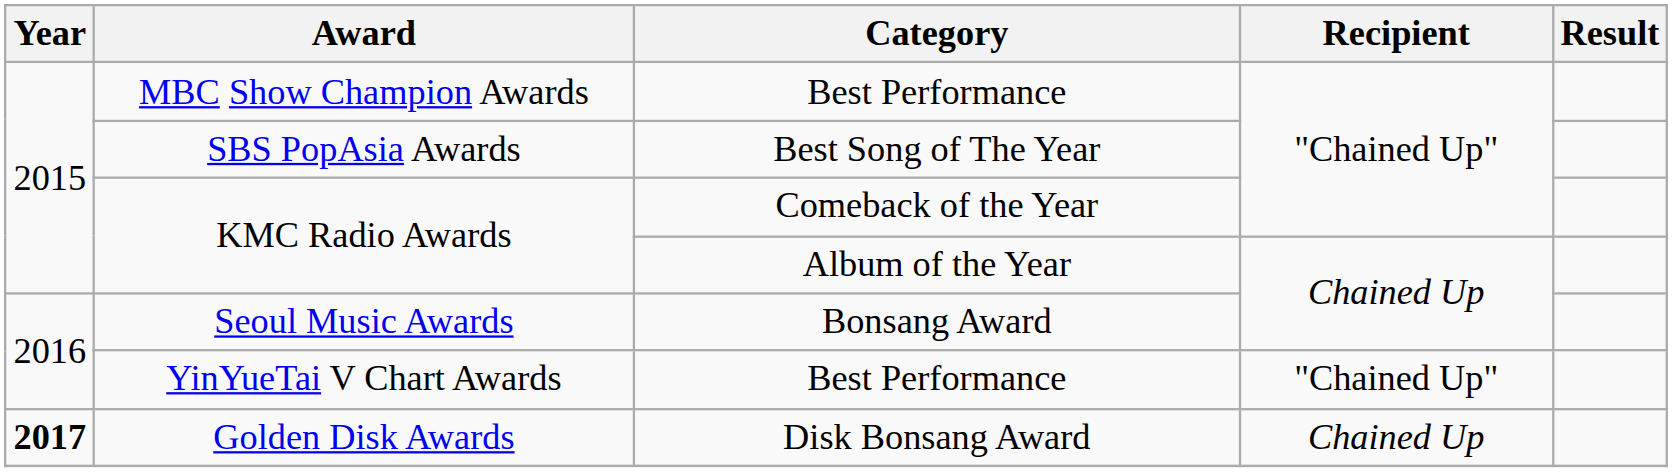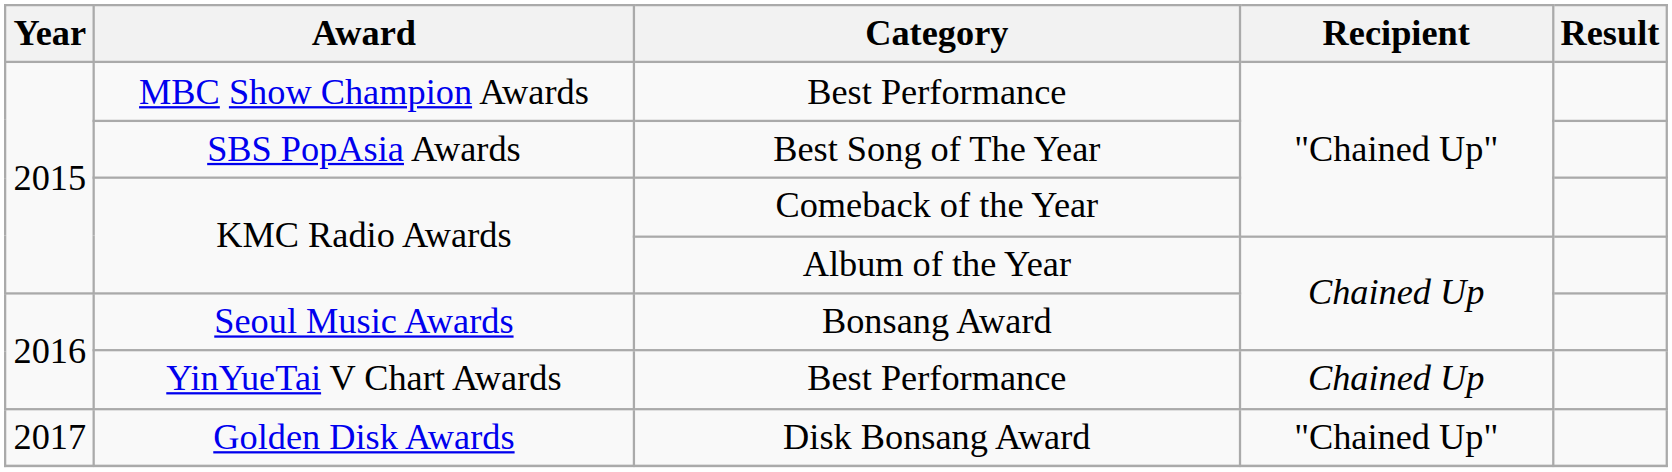(1396, 378) "Chained Up" -> (1396, 378) Chained Up
(50, 436) bold -> (50, 436) normal
(1396, 436) Chained Up -> (1396, 436) "Chained Up"
